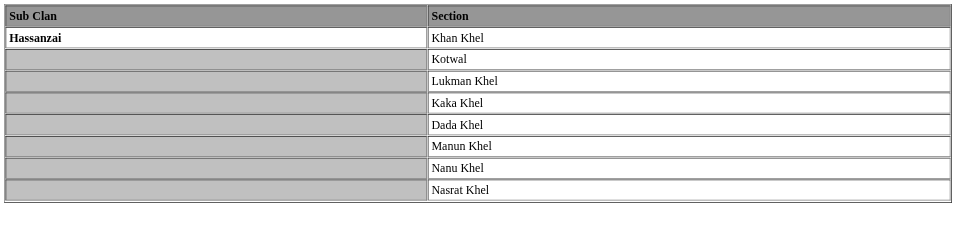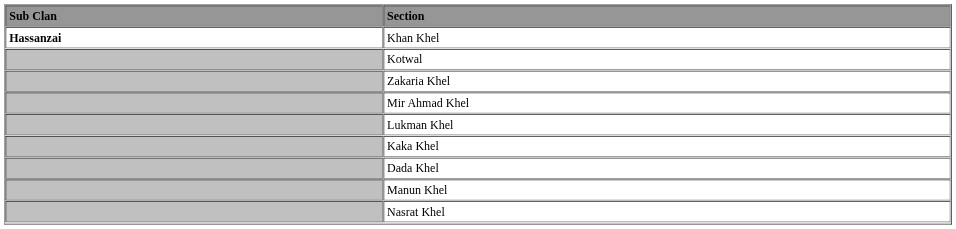+ row: (419, 81)
+ row: (428, 103)
- row: (458, 168)
